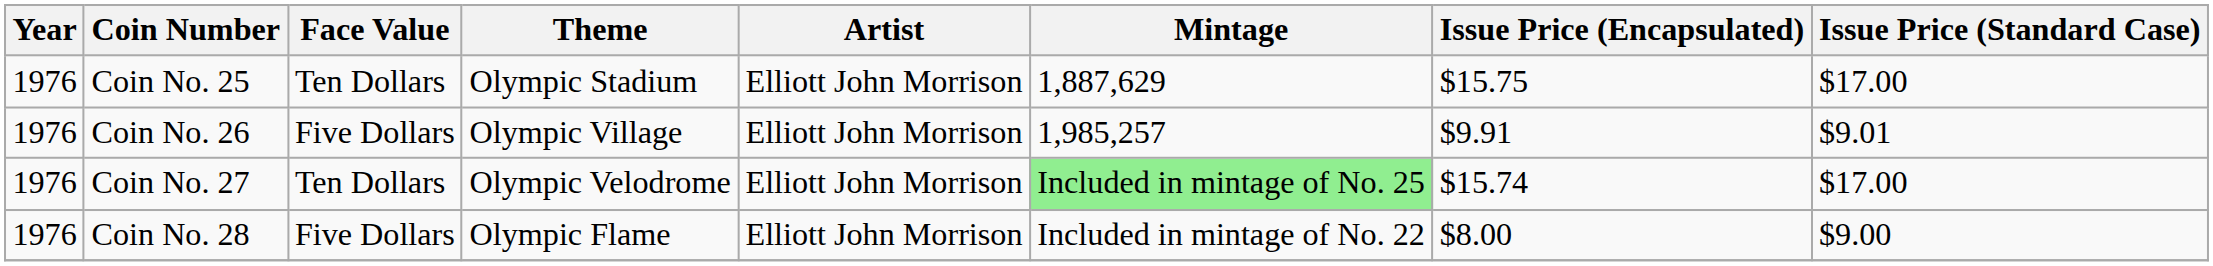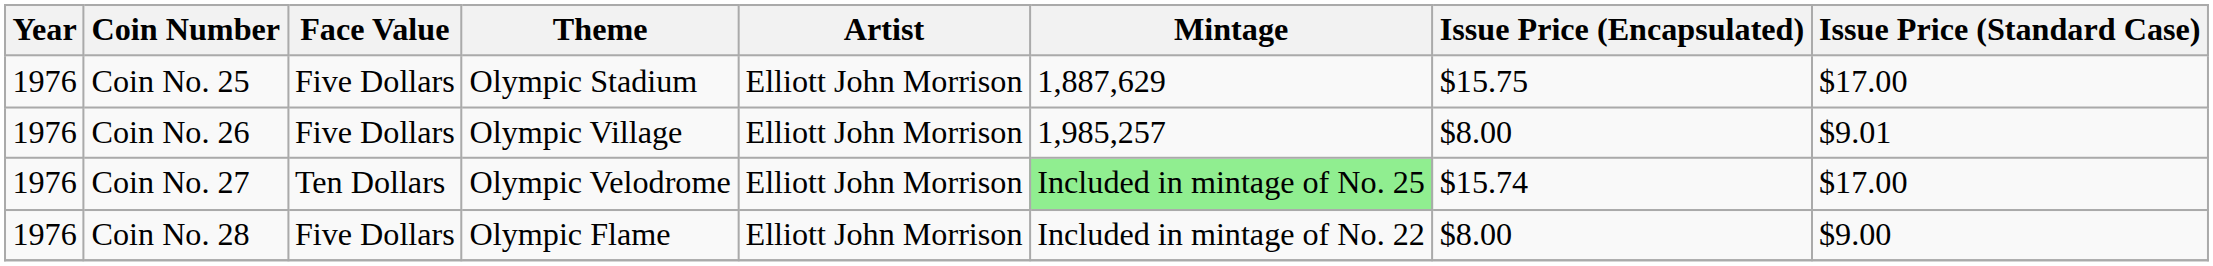(370, 81) Ten Dollars -> (375, 81) Five Dollars
(1476, 132) $9.91 -> (1476, 132) $8.00
